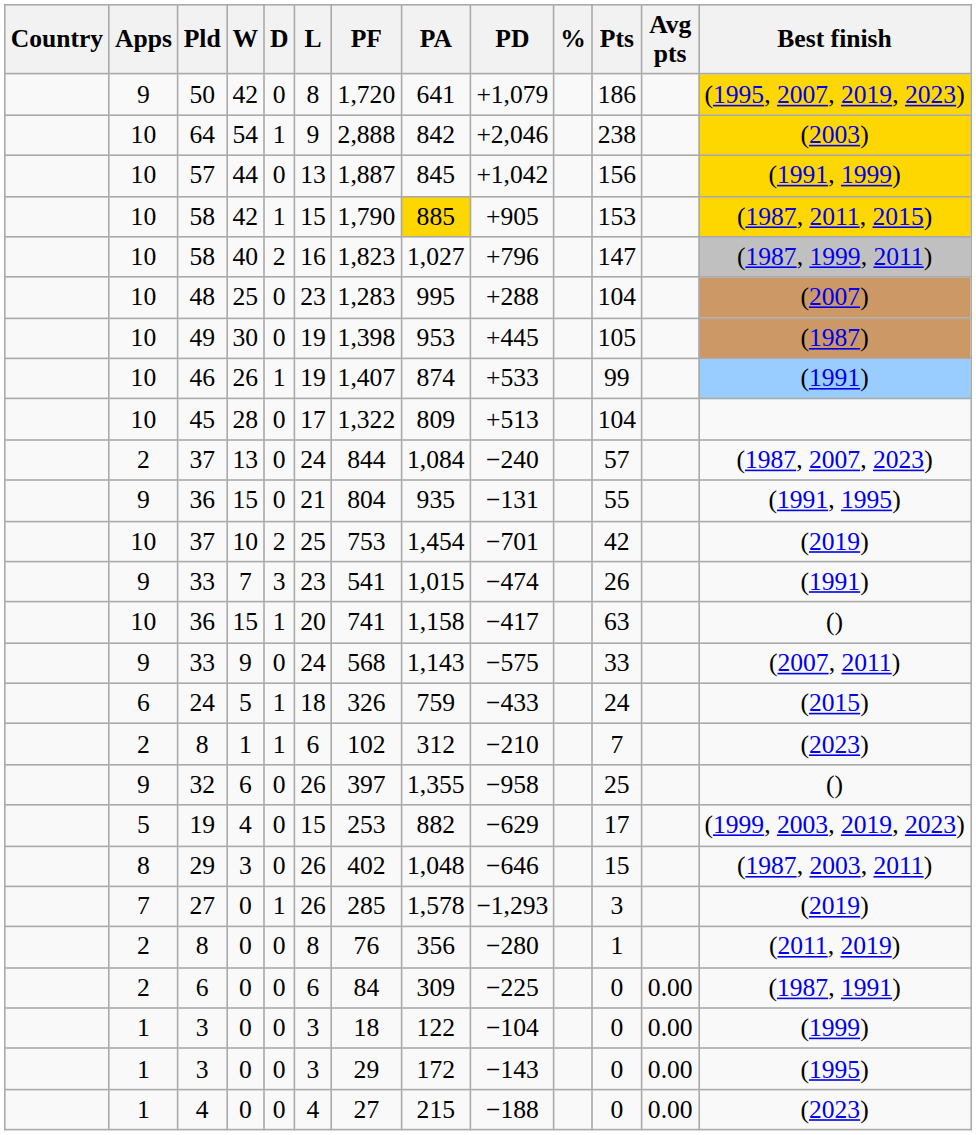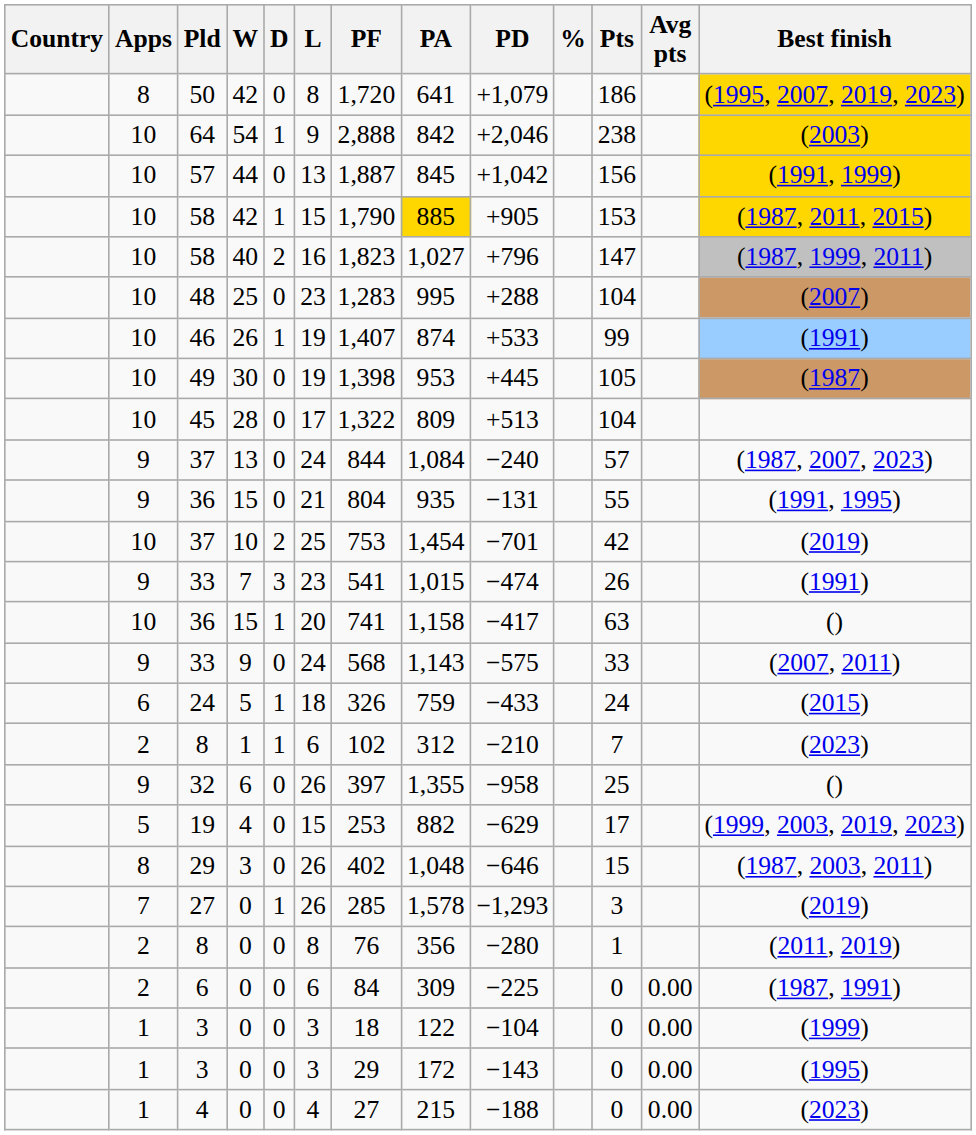(143, 94) 9 -> (143, 94) 8
rows swapped: (202, 337) <-> (202, 378)
(143, 459) 2 -> (143, 459) 9
